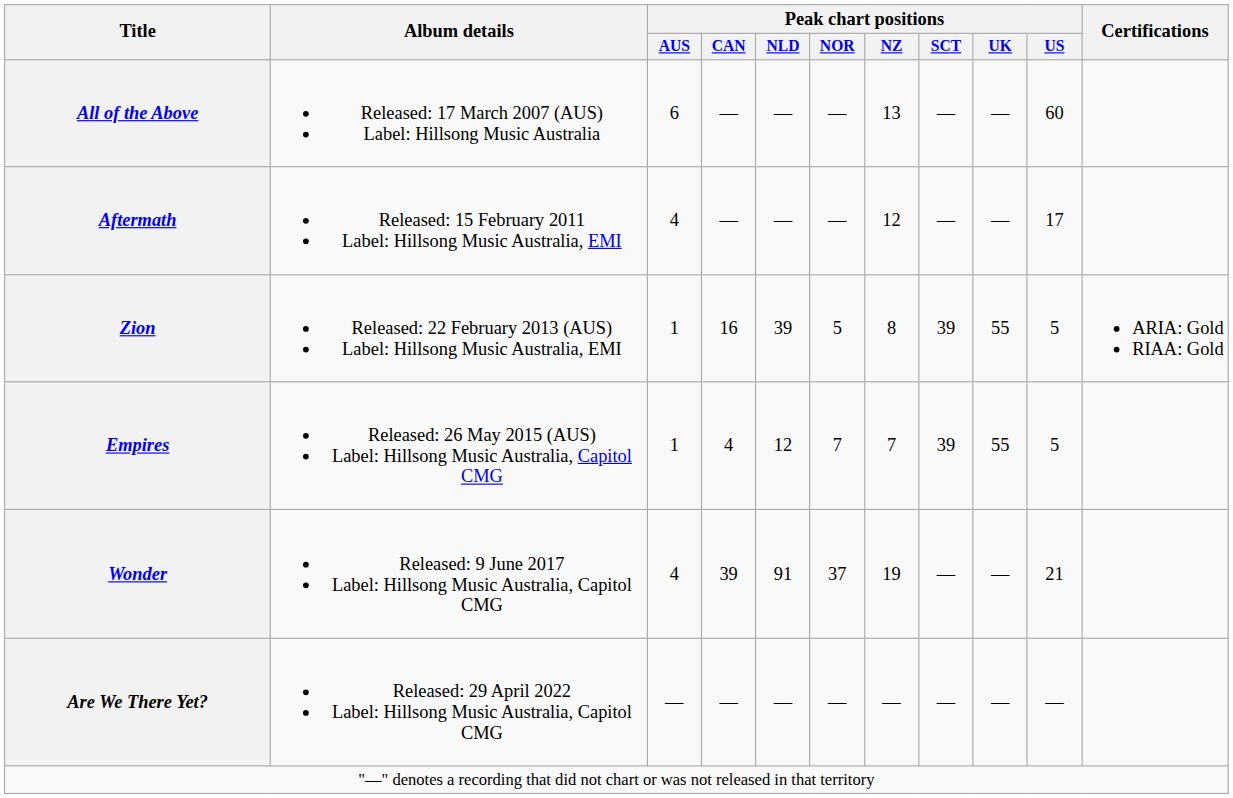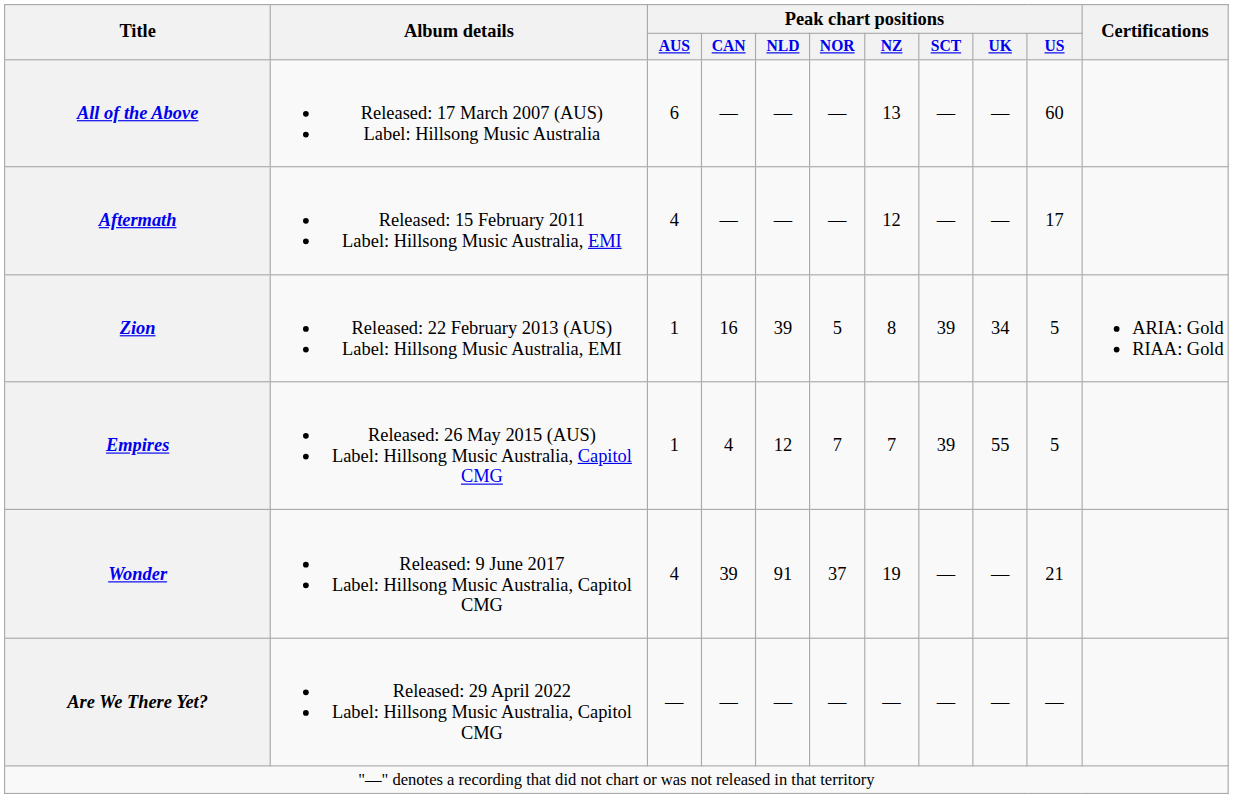(1000, 327) 55 -> (1000, 327) 34
